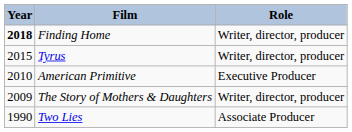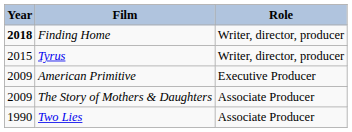(20, 76) 2010 -> (20, 76) 2009
(281, 97) Writer, director, producer -> (266, 97) Associate Producer
